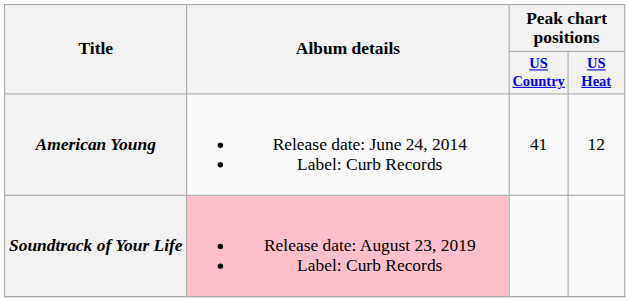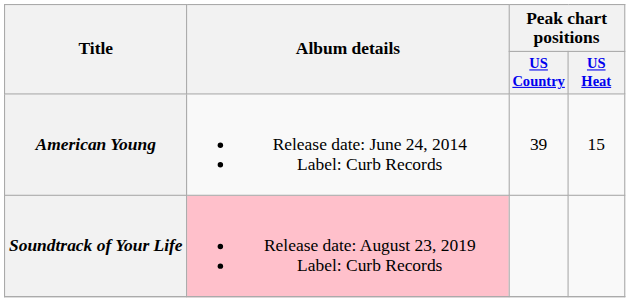(539, 144) 41 -> (539, 144) 39
(596, 144) 12 -> (596, 144) 15
